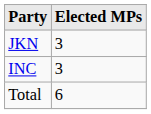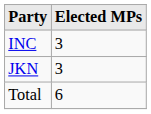rows swapped: (22, 69) <-> (23, 43)
